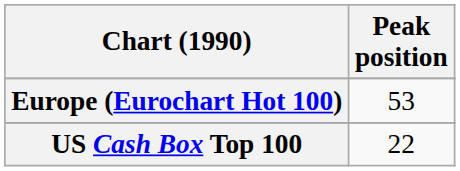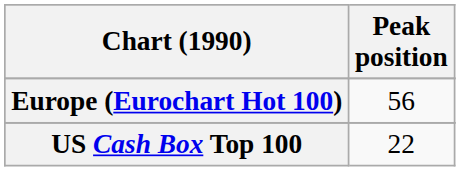(401, 100) 53 -> (401, 100) 56
